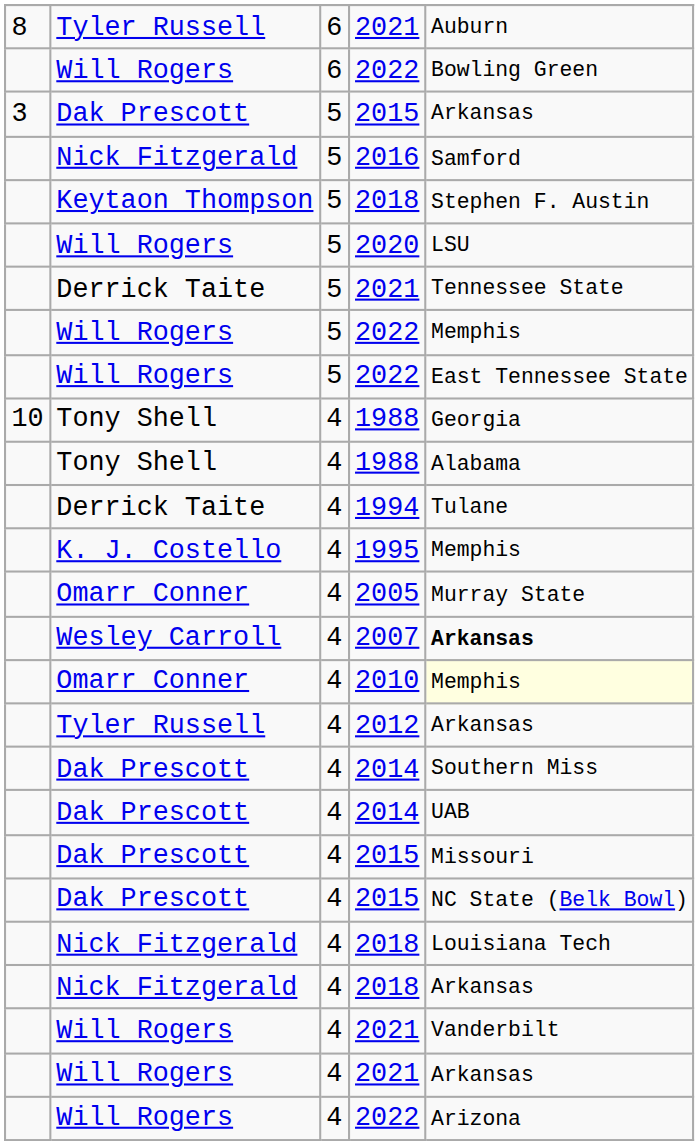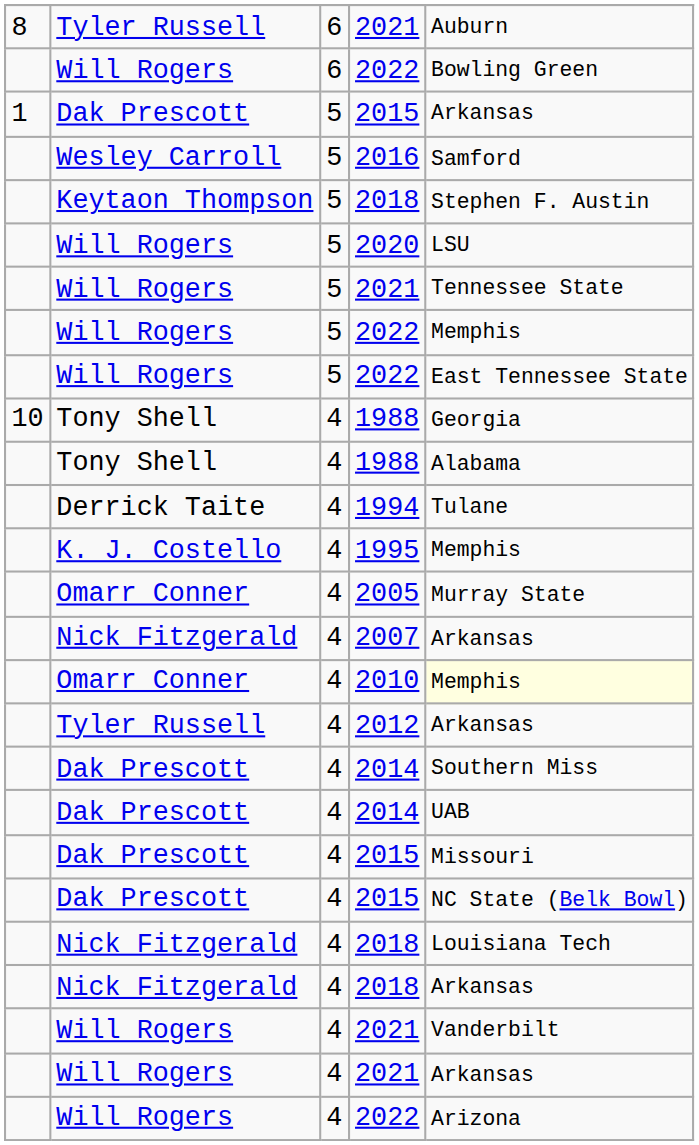(19, 114) 3 -> (19, 114) 1
(177, 158) Nick Fitzgerald -> (169, 158) Wesley Carroll
(161, 289) Derrick Taite -> (145, 289) Will Rogers
(169, 638) Wesley Carroll -> (177, 638) Nick Fitzgerald
(482, 638) bold -> (482, 638) normal
